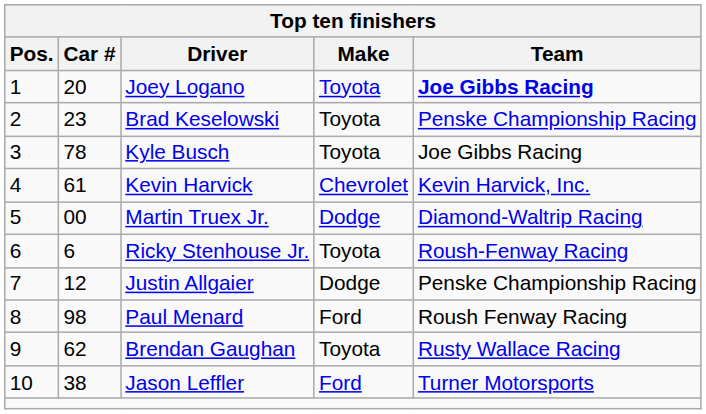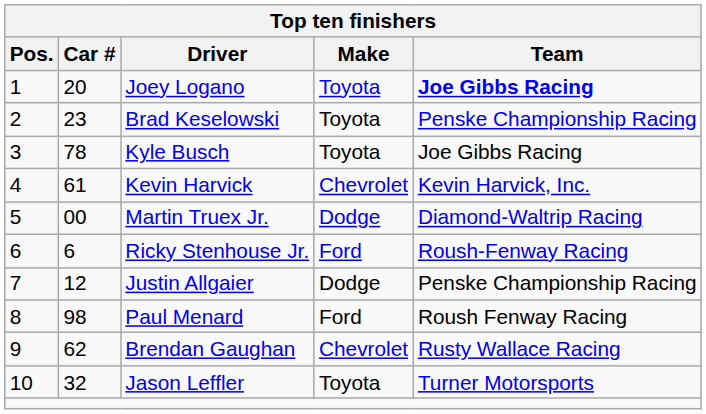(350, 250) Toyota -> (340, 250) Ford
(350, 349) Toyota -> (364, 349) Chevrolet
(75, 382) 38 -> (75, 382) 32
(340, 382) Ford -> (350, 382) Toyota
